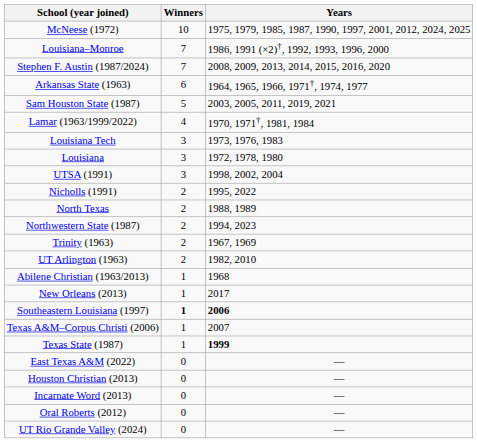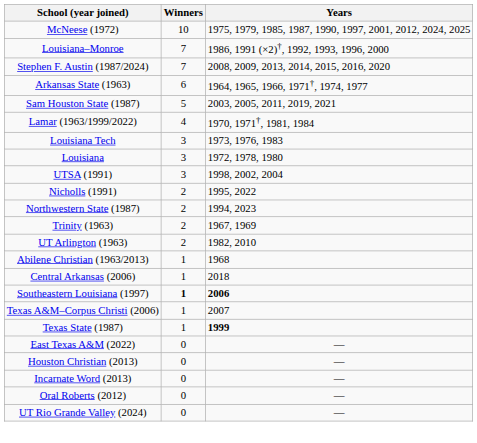- row: (83, 208)
+ row: (83, 276)
- row: (83, 293)
